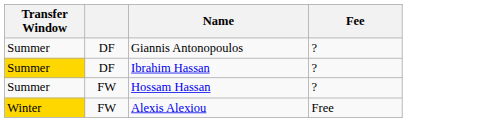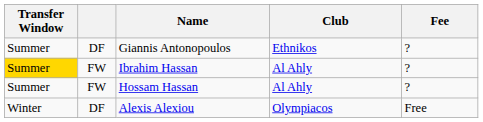+ column: (335, 21)
(107, 68) DF -> (97, 68) FW
(24, 107) gold background -> (24, 107) no background
(107, 107) FW -> (97, 107) DF
